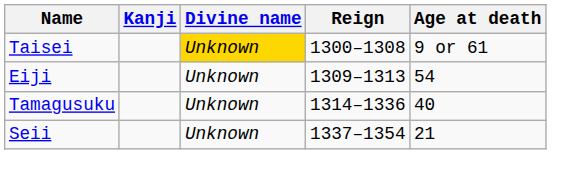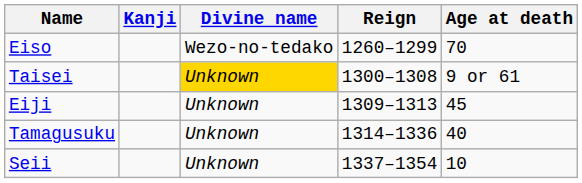+ row: (30, 48)
(425, 77) 54 -> (456, 106) 45
(425, 134) 21 -> (456, 163) 10
